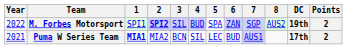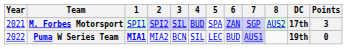(16, 24) 2022 -> (16, 24) 2021
(159, 24) bold -> (159, 24) normal
(299, 24) 19th -> (299, 24) 17th
(326, 24) 2 -> (326, 24) 3
(16, 37) 2021 -> (16, 37) 2022
(299, 37) 17th -> (299, 37) 19th
(326, 37) 2 -> (326, 37) 0
